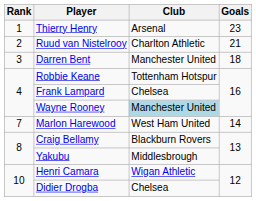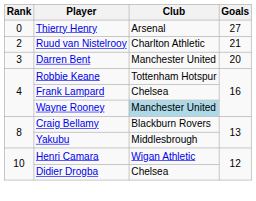(19, 28) 1 -> (19, 28) 0
(235, 28) 23 -> (235, 28) 27
(235, 60) 18 -> (235, 60) 20
- row: (76, 124)
